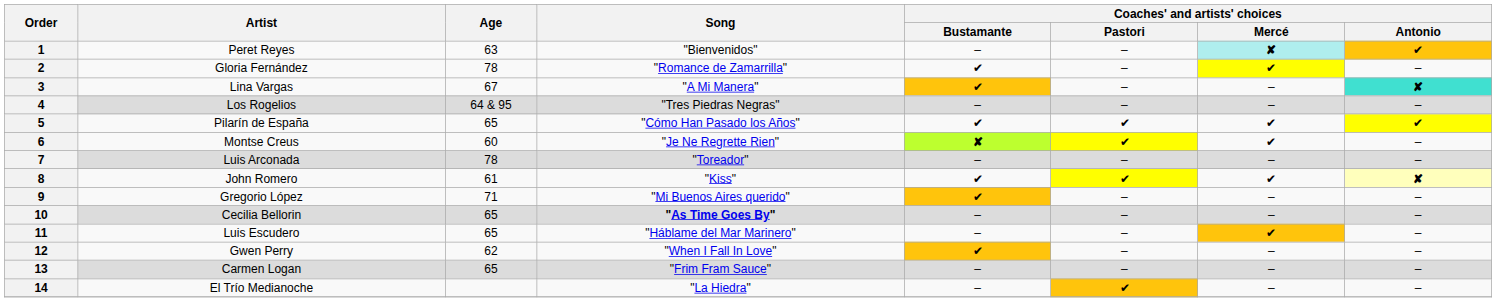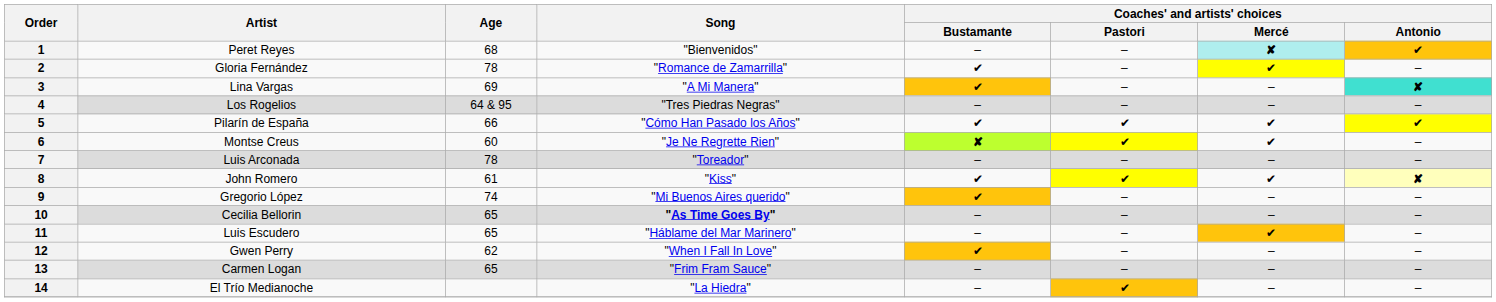(491, 50) 63 -> (491, 50) 68
(491, 87) 67 -> (491, 87) 69
(491, 123) 65 -> (491, 123) 66
(491, 196) 71 -> (491, 196) 74
